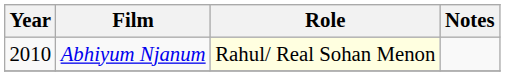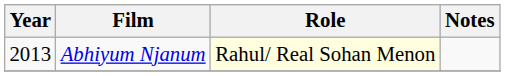(30, 53) 2010 -> (30, 53) 2013
